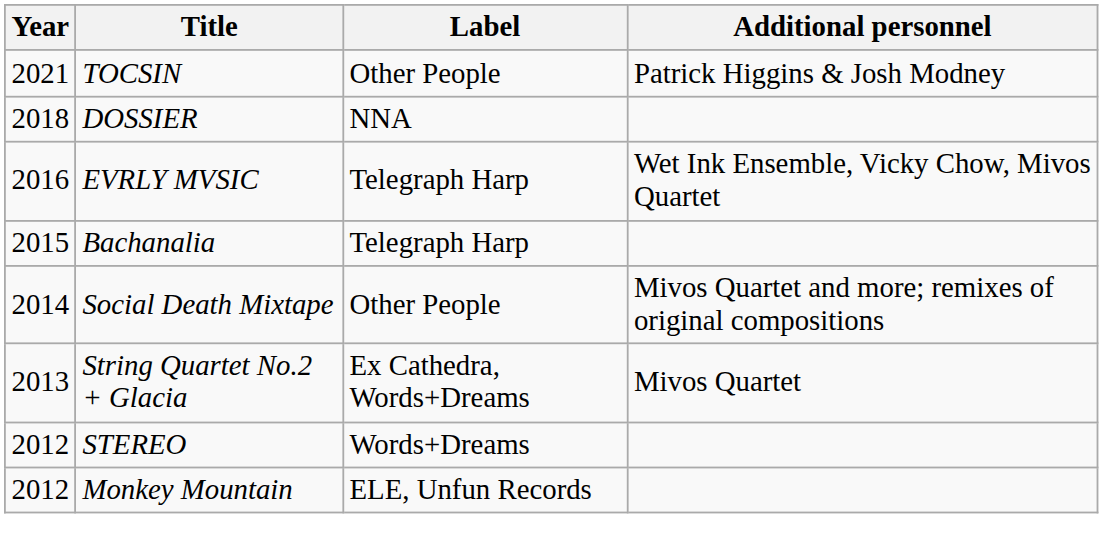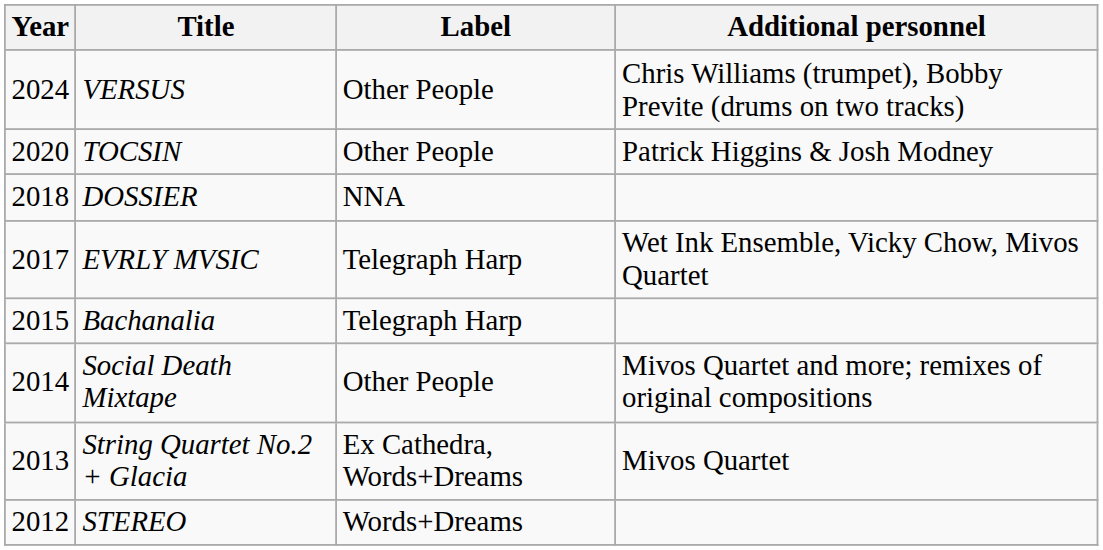+ row: (134, 89)
(40, 73) 2021 -> (40, 151) 2020
(40, 180) 2016 -> (40, 258) 2017
- row: (188, 489)
